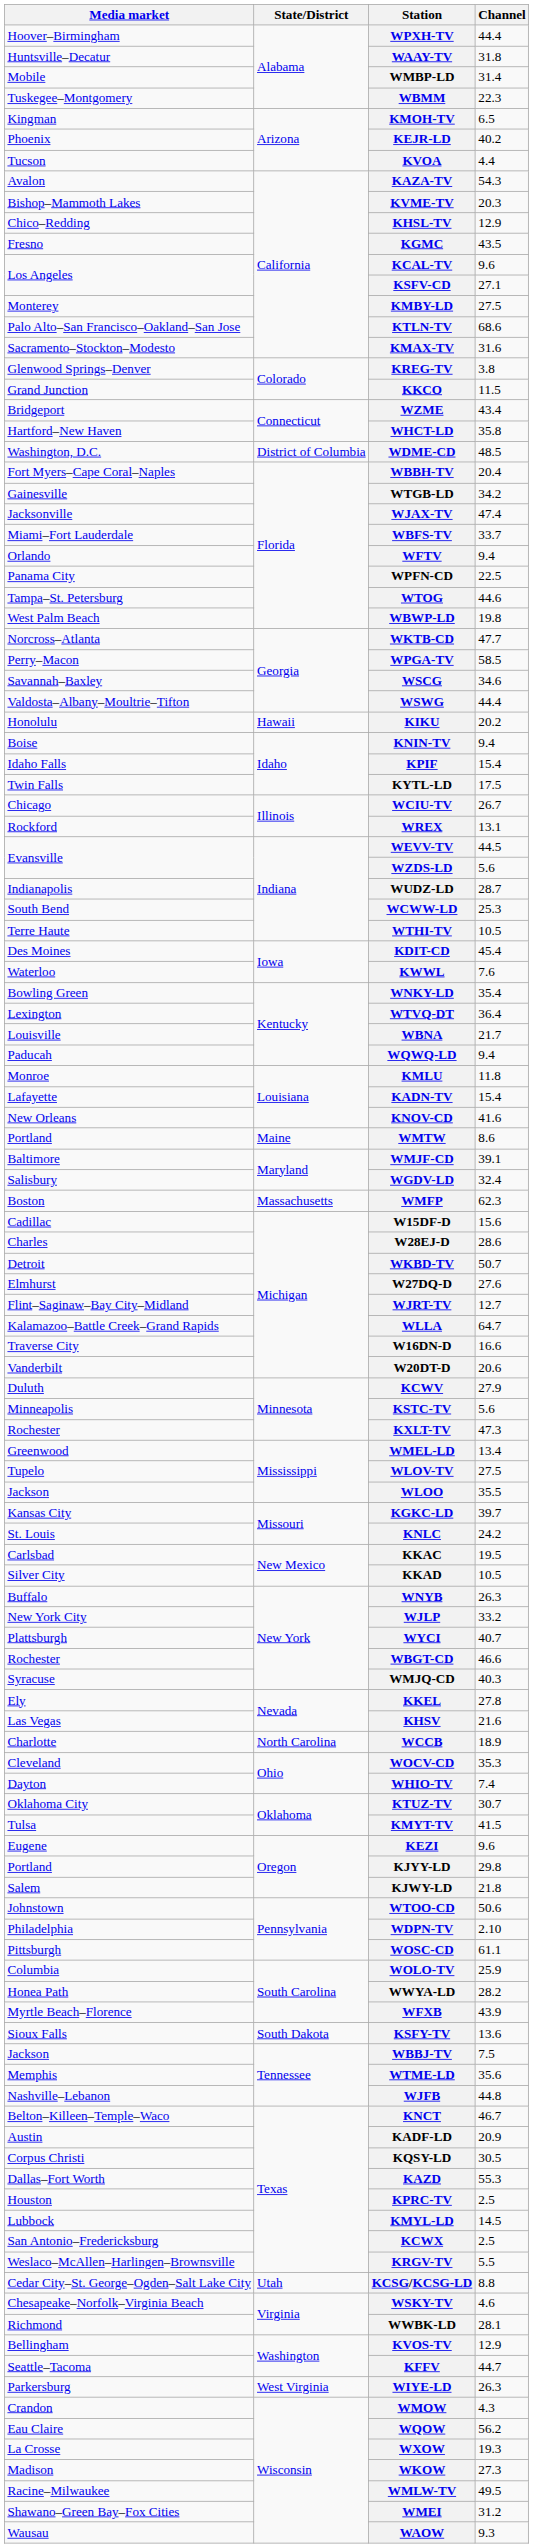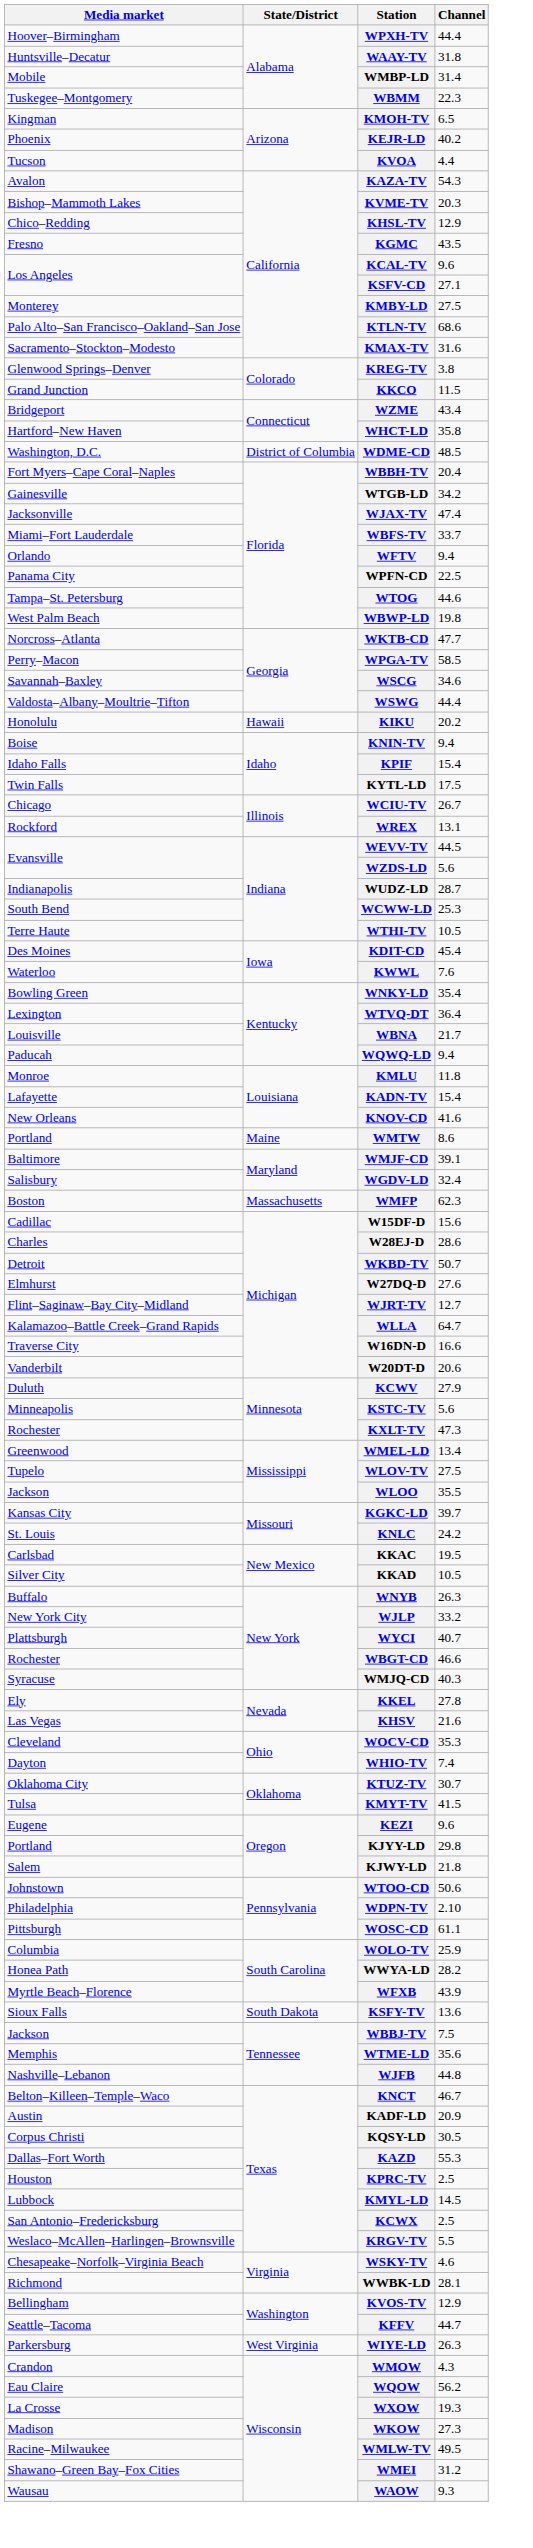- row: (422, 1741)
- row: (422, 2282)
